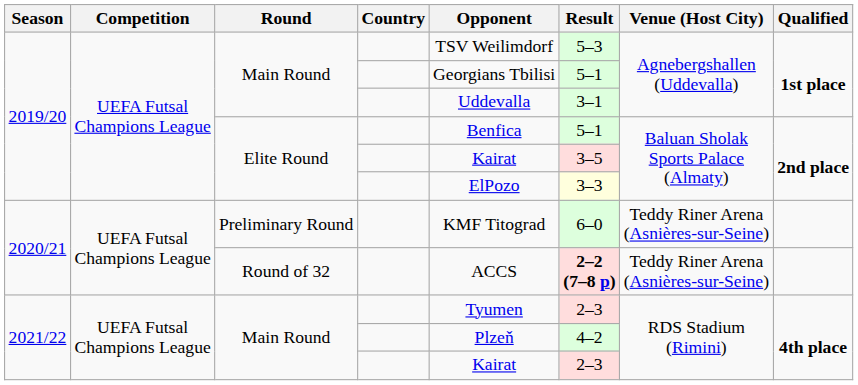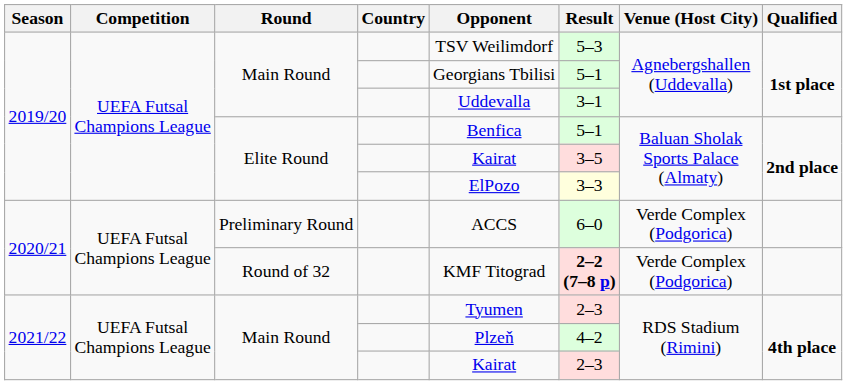(494, 223) KMF Titograd -> (494, 223) ACCS
(696, 223) Teddy Riner Arena (Asnières-sur-Seine) -> (691, 223) Verde Complex (Podgorica)
(494, 271) ACCS -> (494, 271) KMF Titograd
(696, 271) Teddy Riner Arena (Asnières-sur-Seine) -> (691, 271) Verde Complex (Podgorica)
